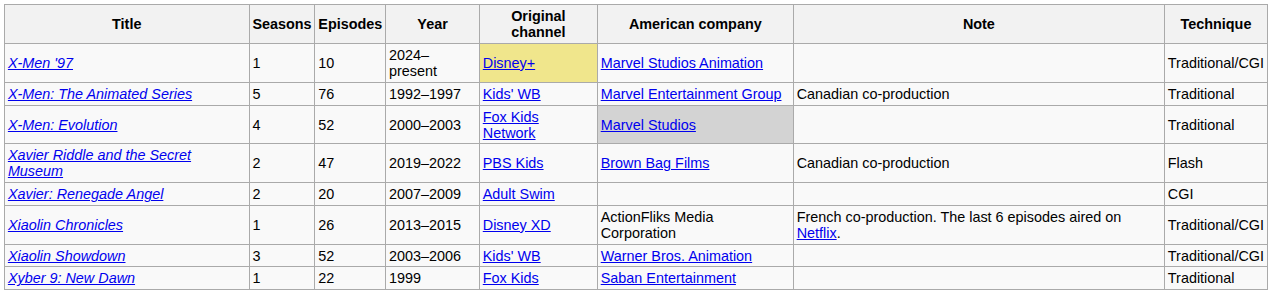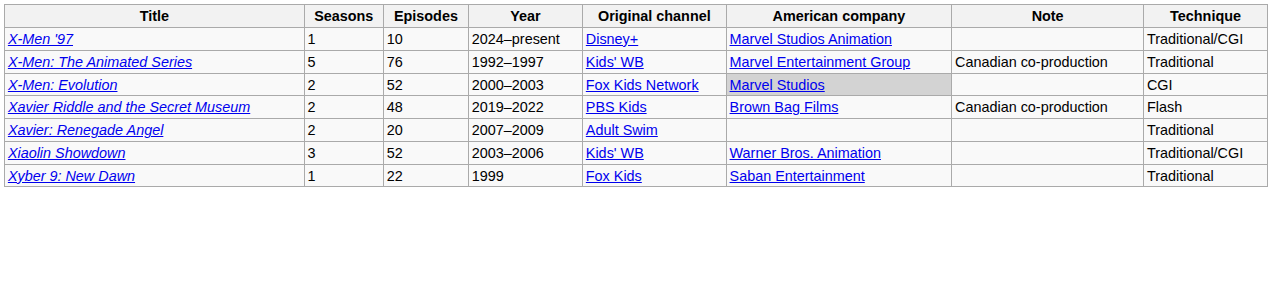(509, 63) khaki background -> (612, 39) no background
(256, 125) 4 -> (311, 85) 2
(1201, 125) Traditional -> (1160, 85) CGI
(326, 163) 47 -> (395, 107) 48
(1181, 194) CGI -> (1180, 130) Traditional
- row: (65, 225)
